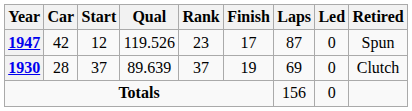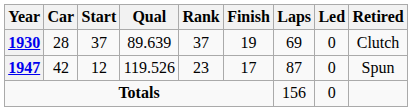rows swapped: (24, 67) <-> (24, 42)
